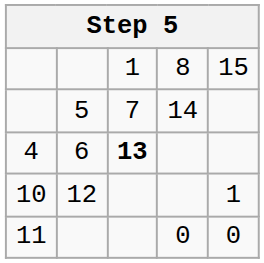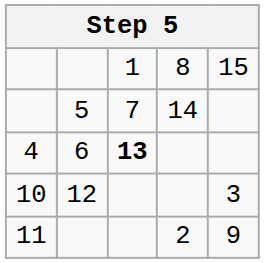(233, 195) 1 -> (233, 195) 3
(183, 237) 0 -> (183, 237) 2
(233, 237) 0 -> (233, 237) 9
